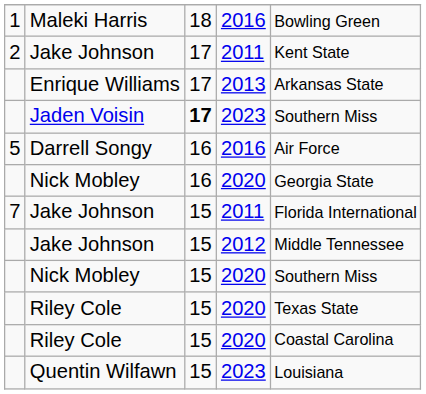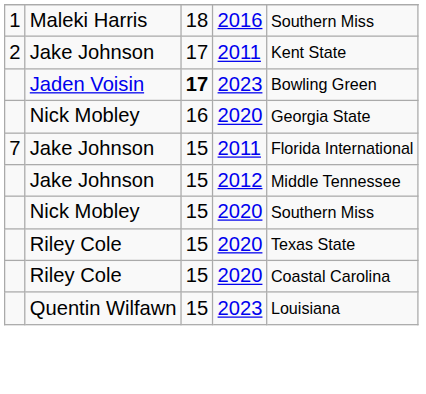(327, 21) Bowling Green -> (322, 21) Southern Miss
- row: (15, 85)
(326, 117) Southern Miss -> (324, 85) Bowling Green
- row: (15, 148)
